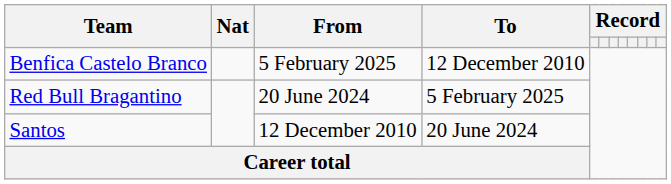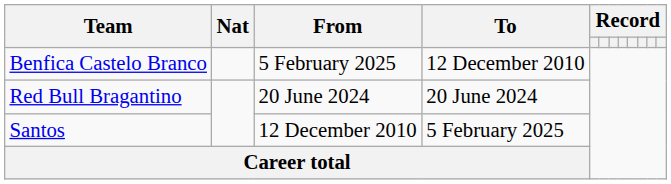(495, 96) 5 February 2025 -> (482, 96) 20 June 2024
(482, 129) 20 June 2024 -> (495, 129) 5 February 2025
